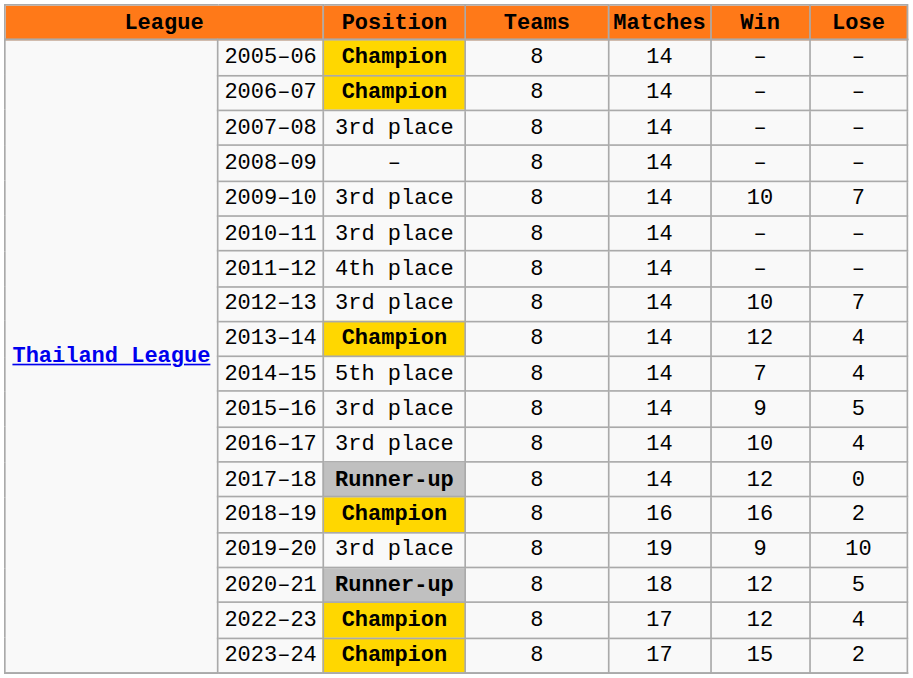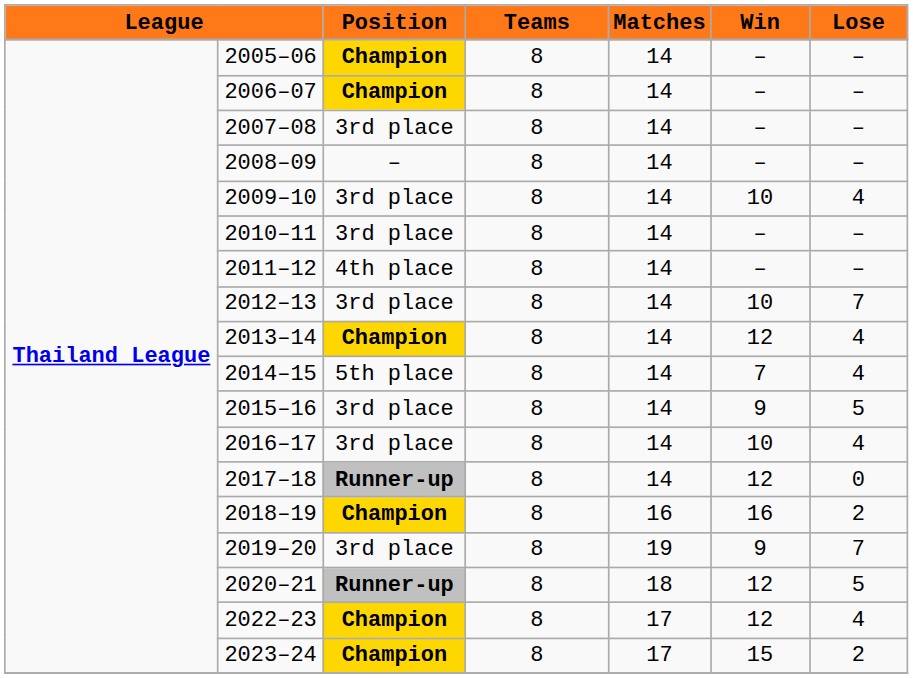(858, 199) 7 -> (858, 199) 4
(858, 550) 10 -> (858, 550) 7
